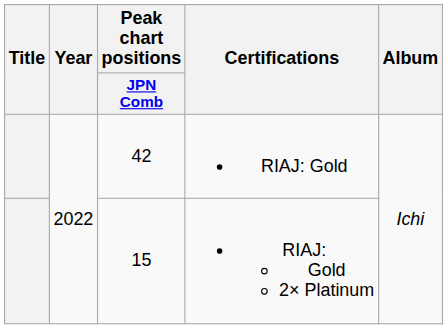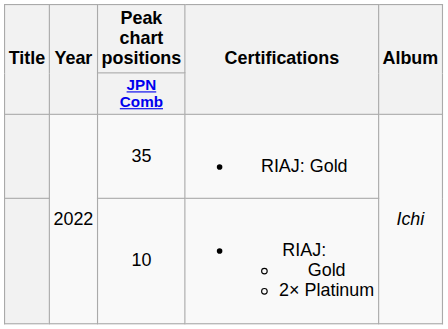(141, 156) 42 -> (141, 156) 35
(141, 260) 15 -> (141, 260) 10
